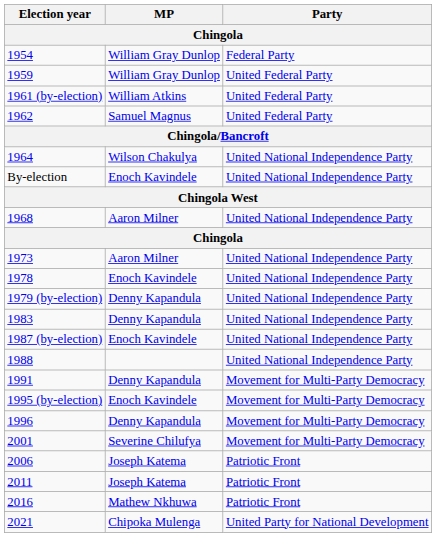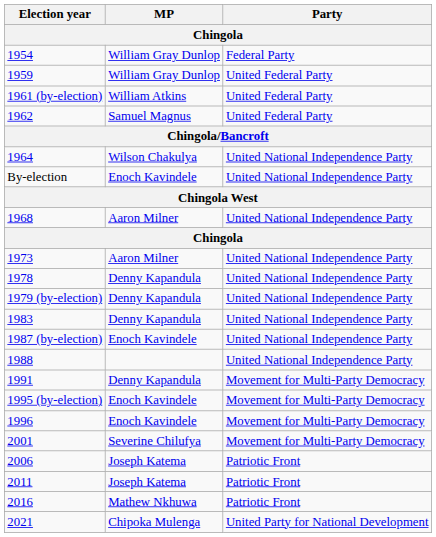(152, 278) Enoch Kavindele -> (155, 278) Denny Kapandula
(155, 420) Denny Kapandula -> (152, 420) Enoch Kavindele
